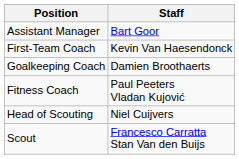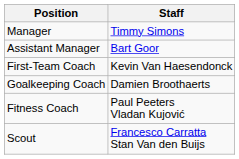+ row: (29, 31)
- row: (50, 114)
